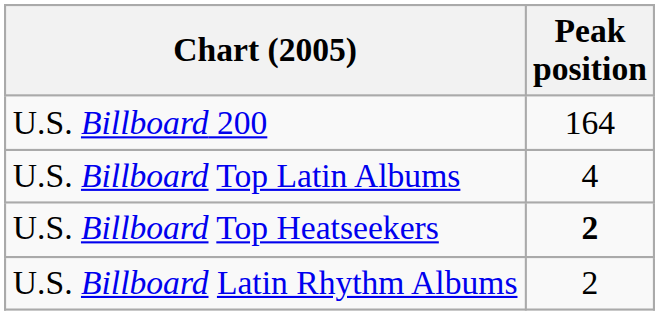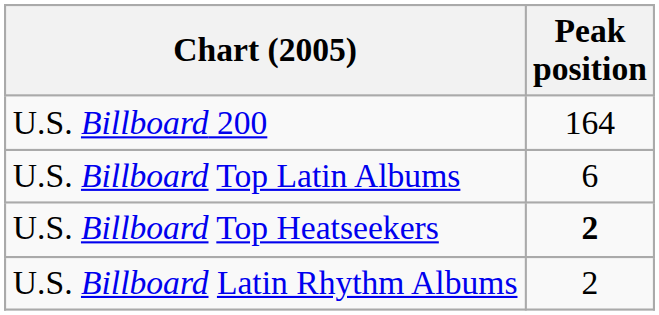(590, 175) 4 -> (590, 175) 6
